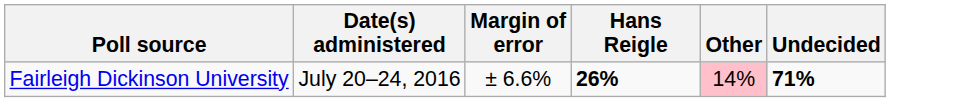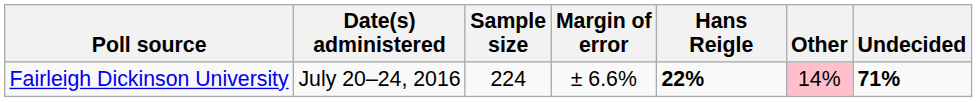+ column: (508, 33)
(597, 79) 26% -> (683, 79) 22%
